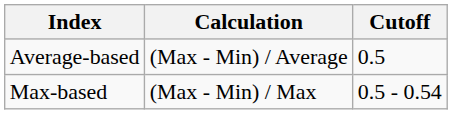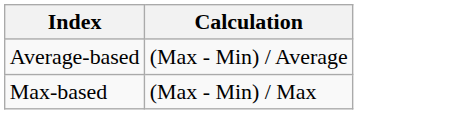- column: (400, 21)
